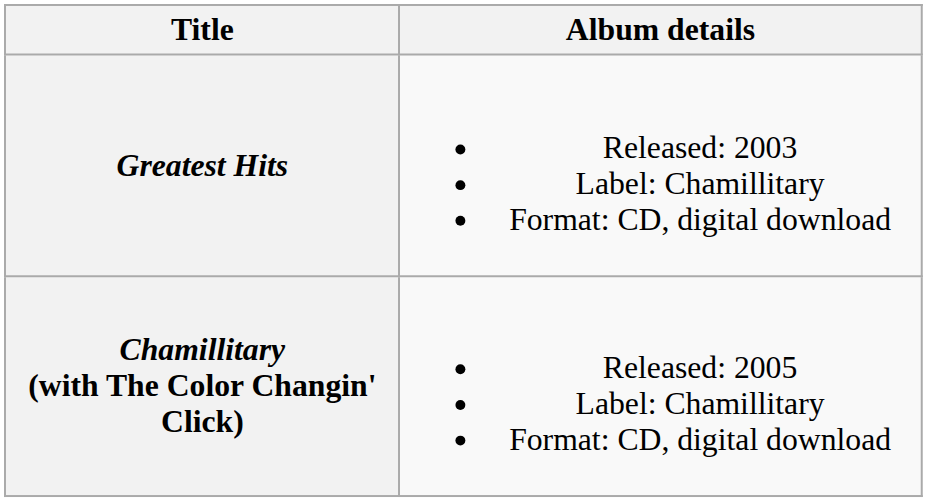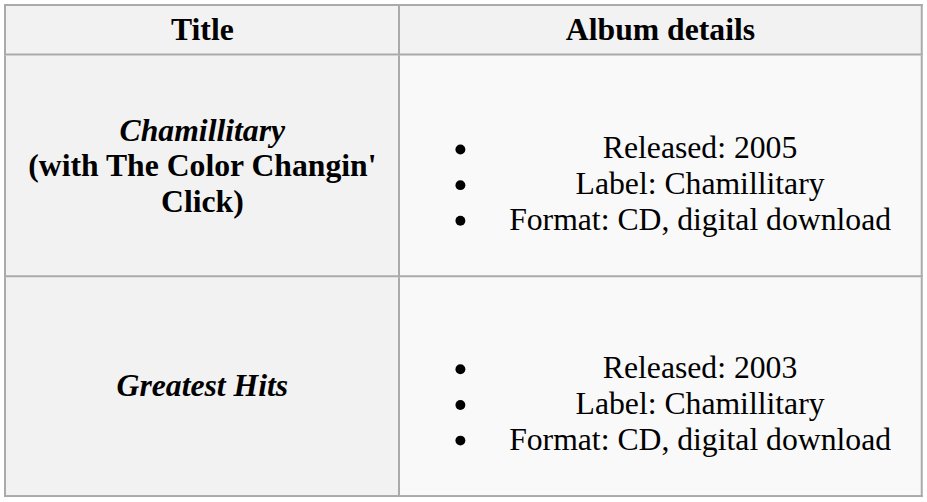rows swapped: (202, 165) <-> (202, 385)
